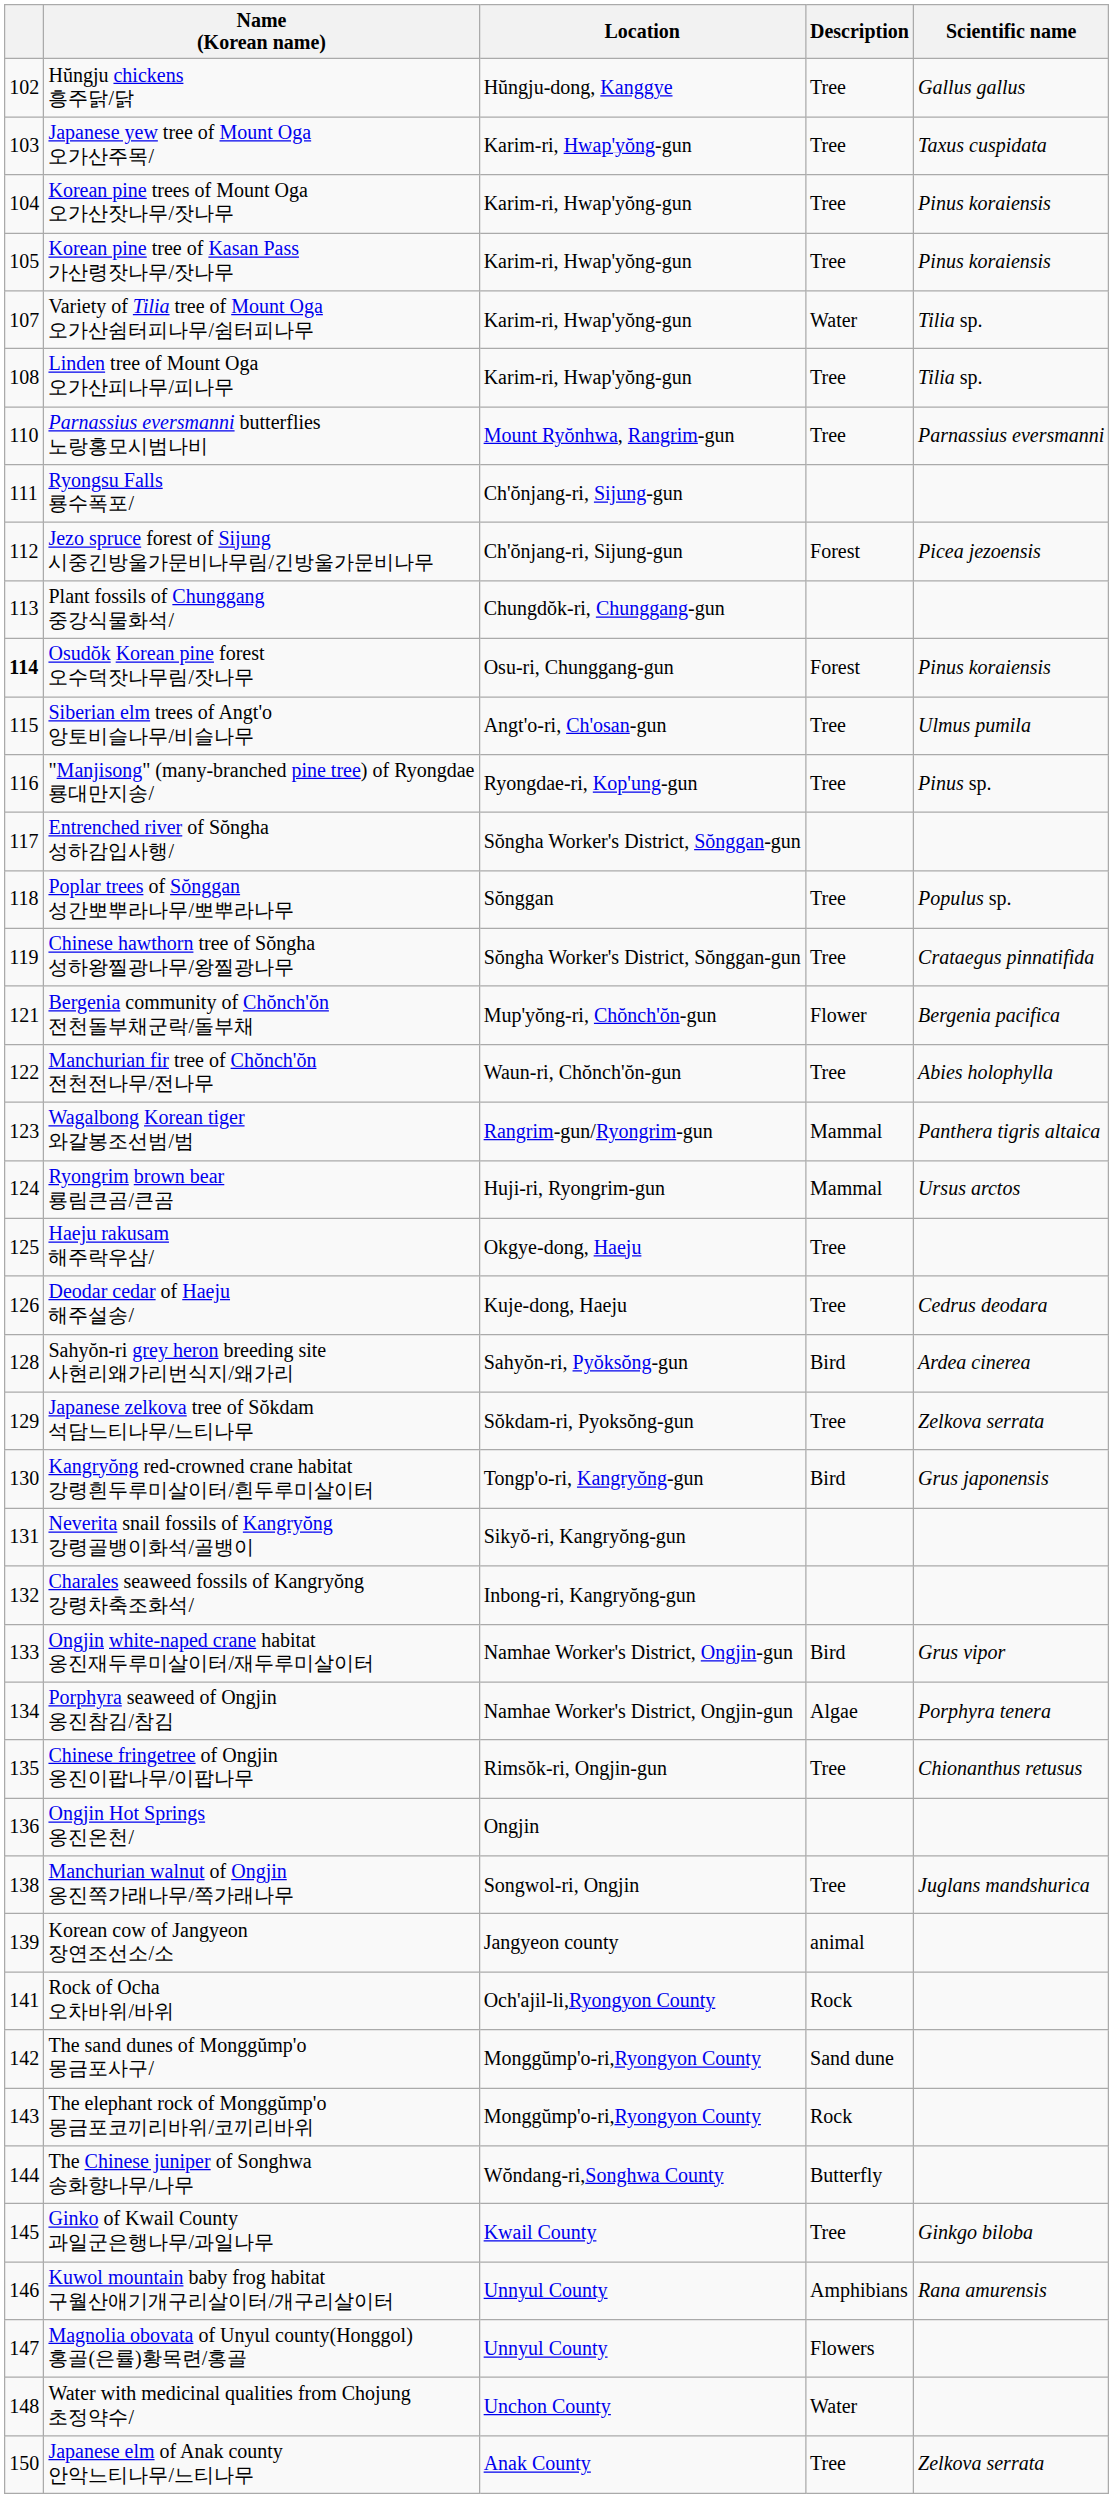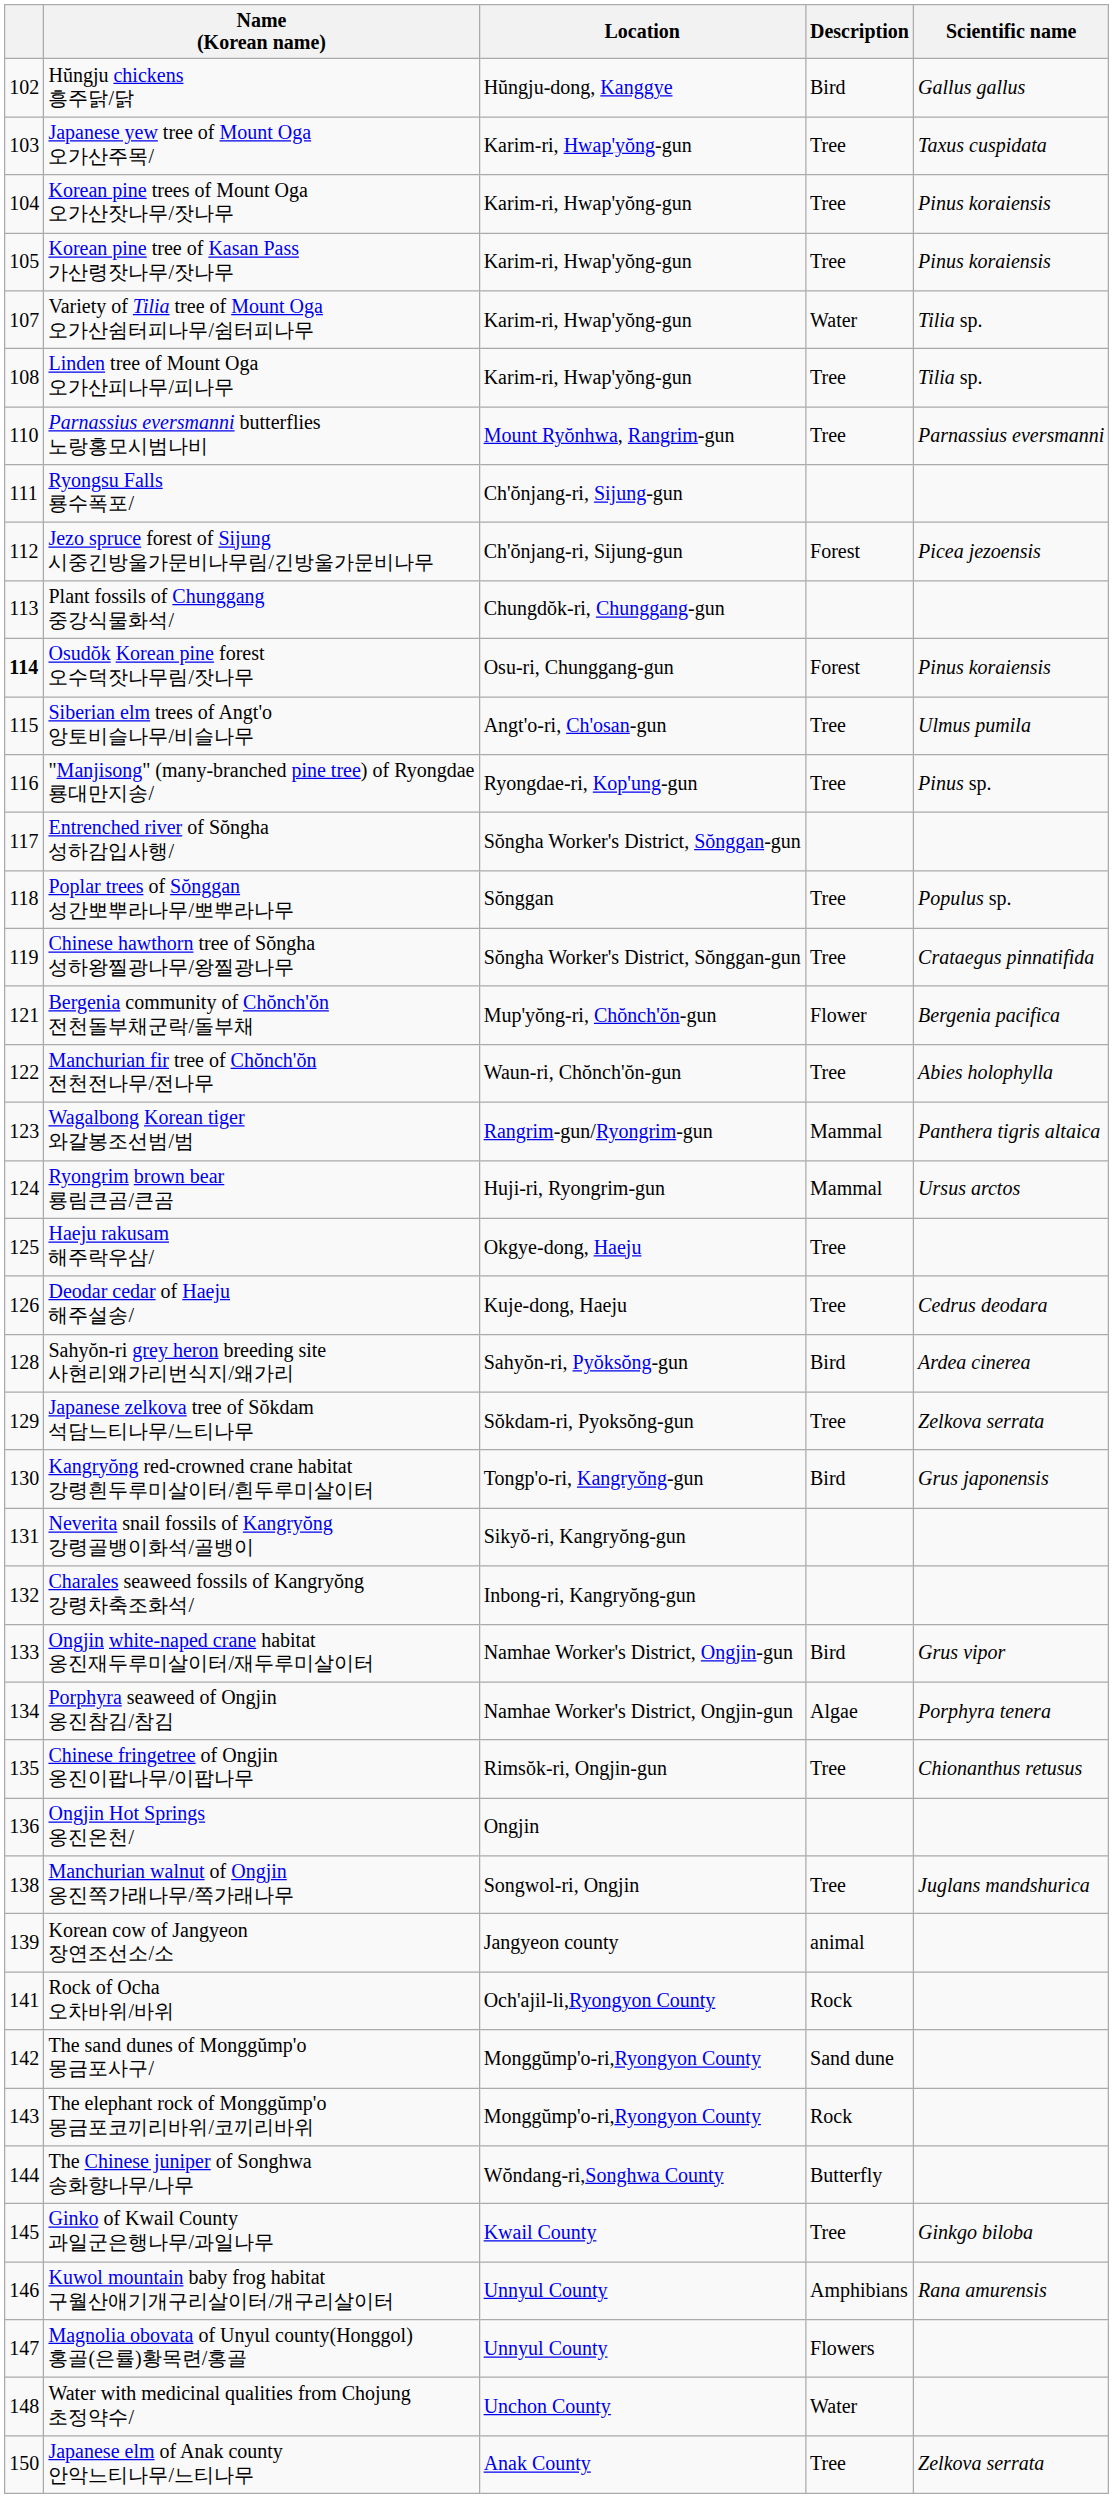(828, 87) Tree -> (828, 87) Bird
